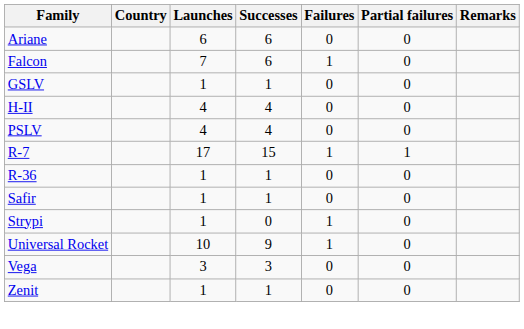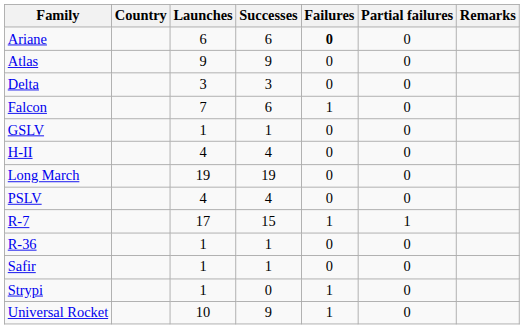(329, 38) normal -> (329, 38) bold
+ row: (23, 61)
+ row: (23, 84)
+ row: (44, 175)
- row: (22, 267)
- row: (23, 289)
